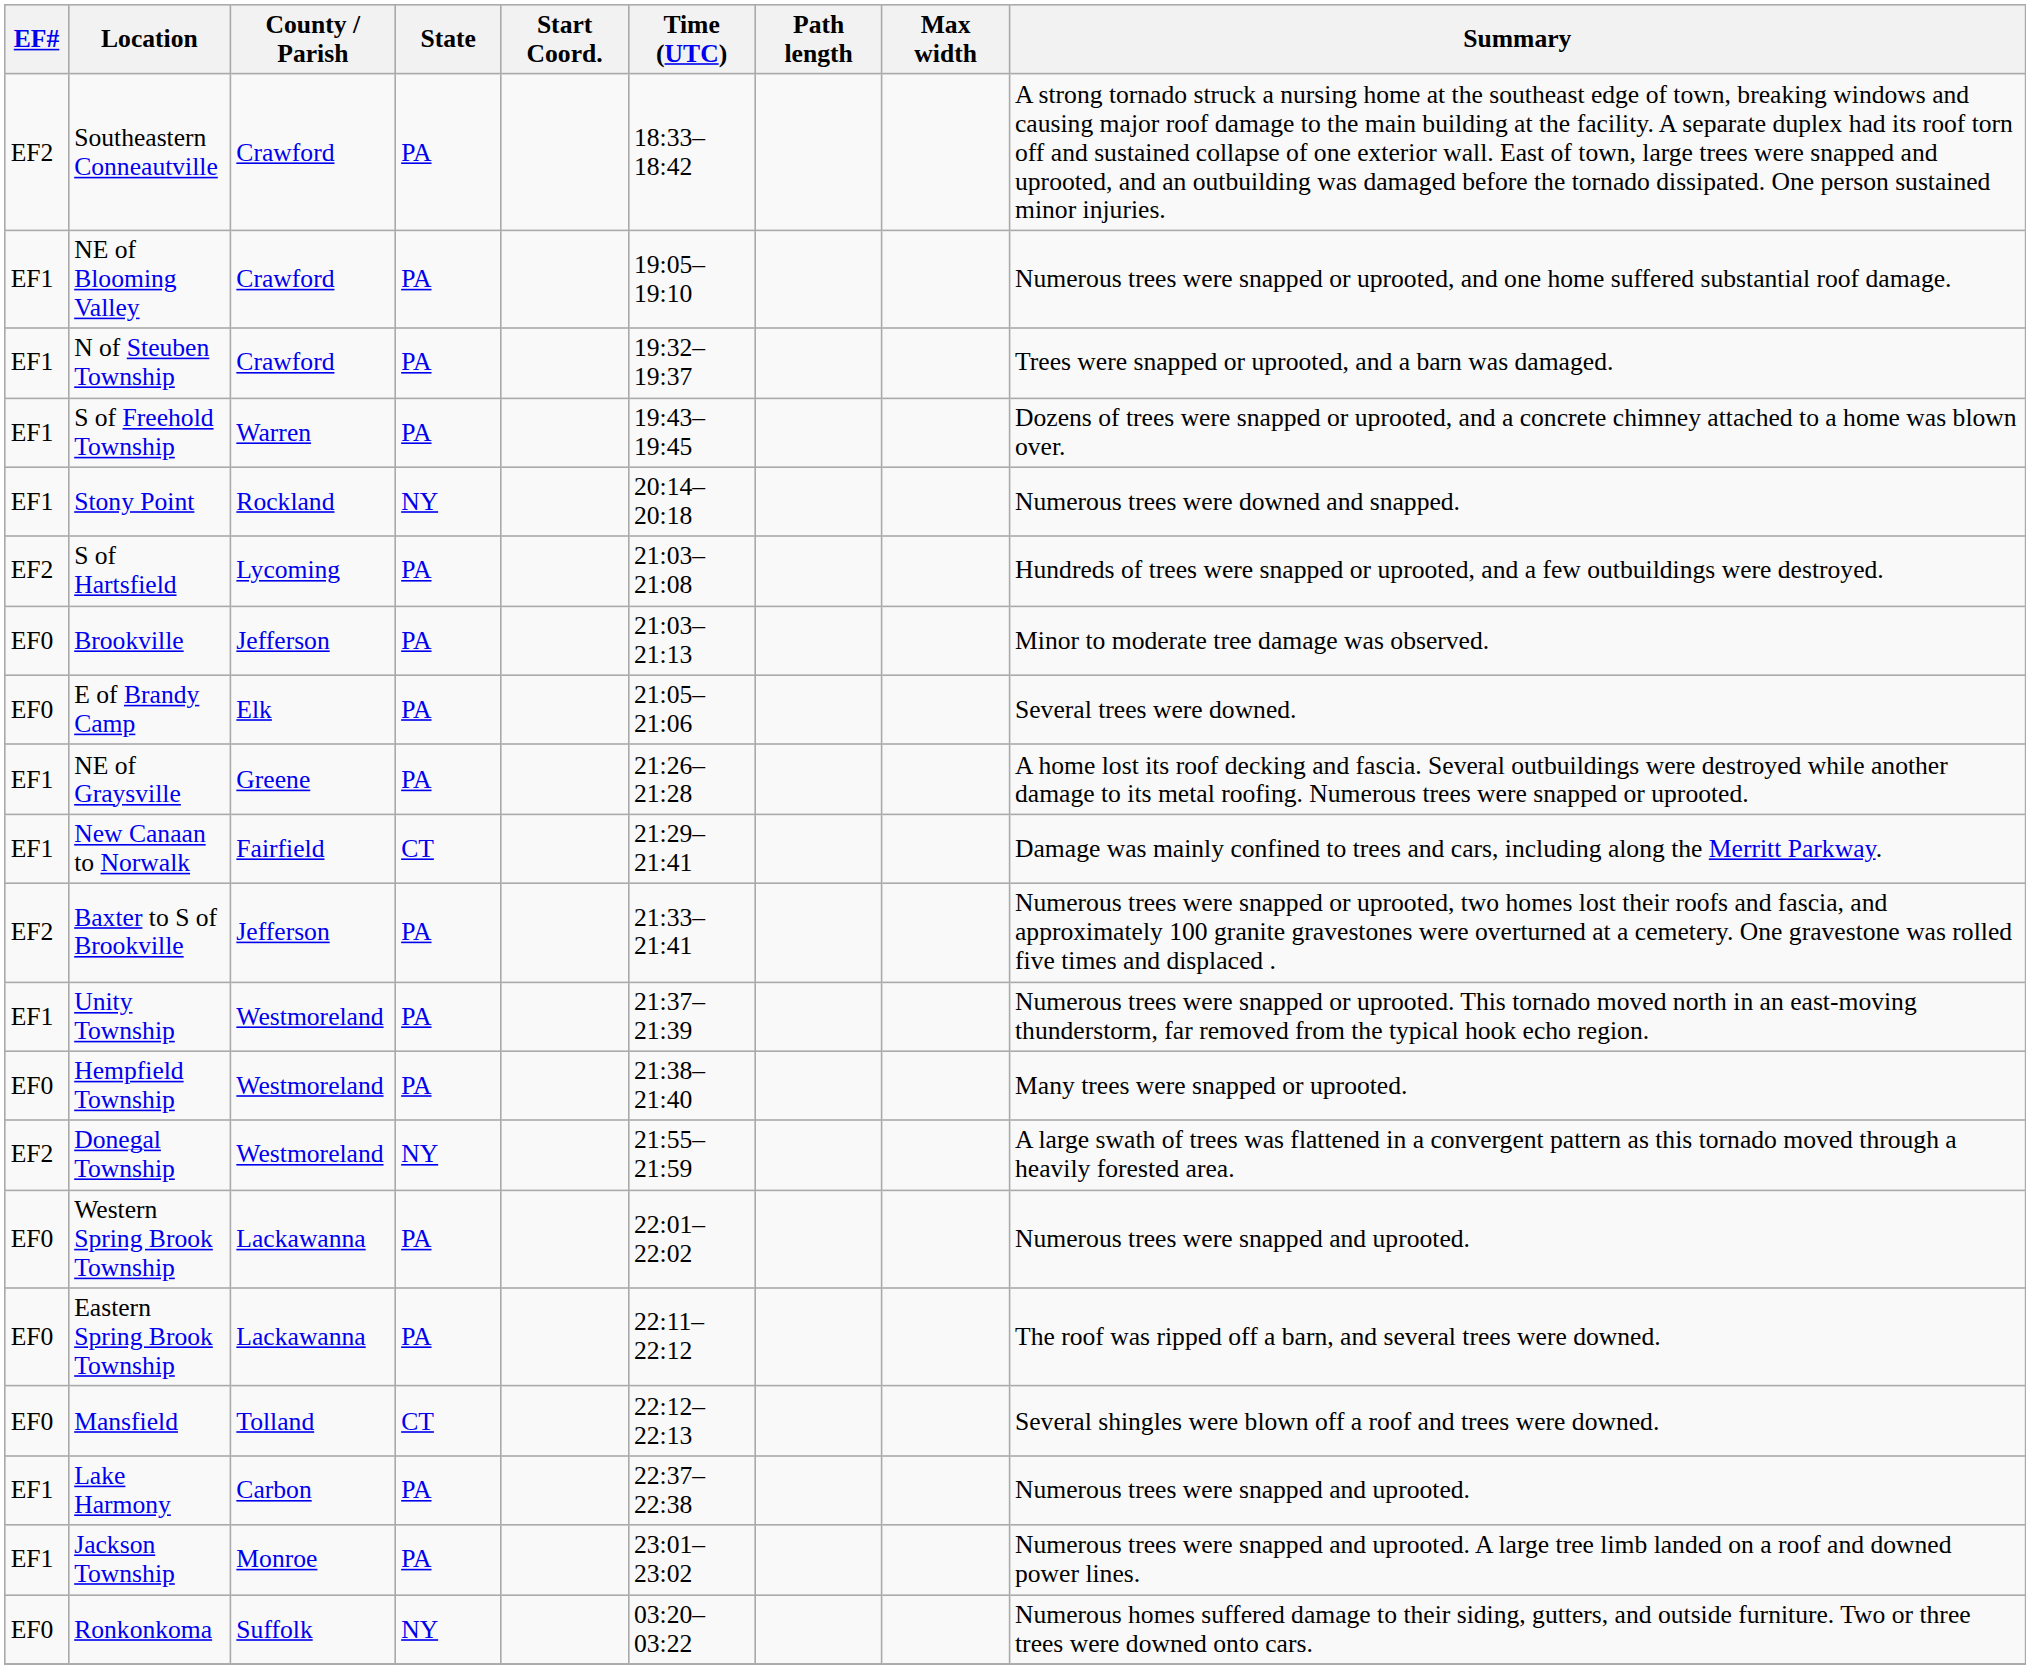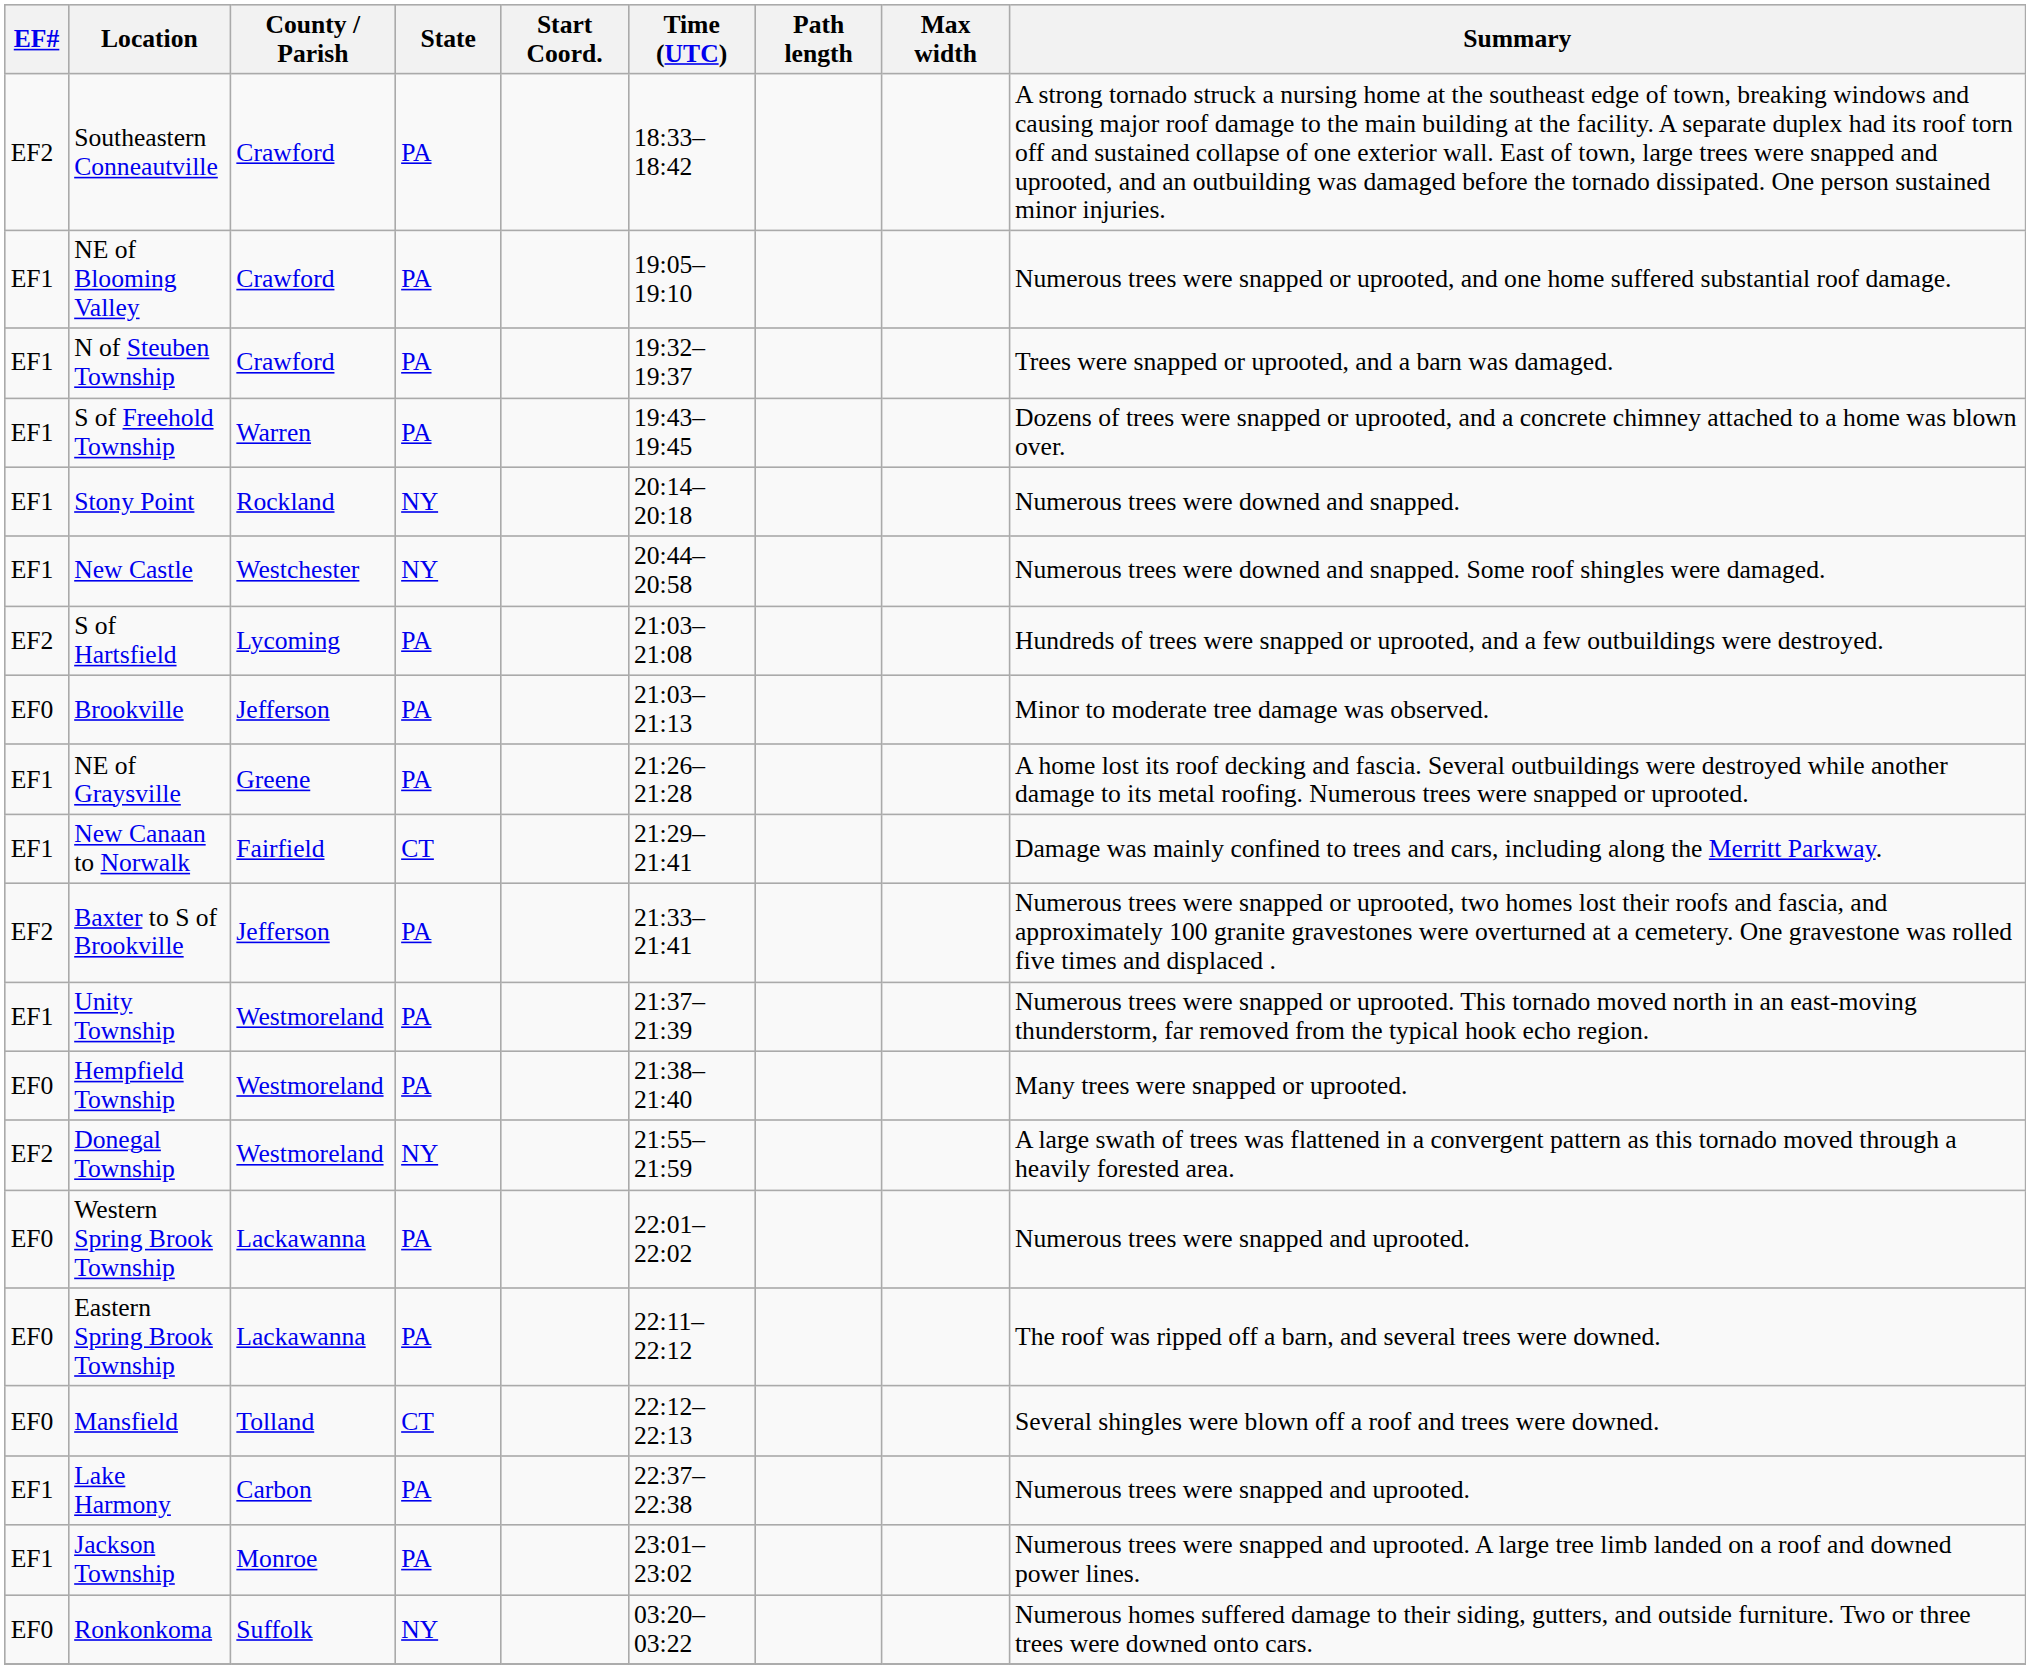+ row: (134, 570)
- row: (137, 709)
